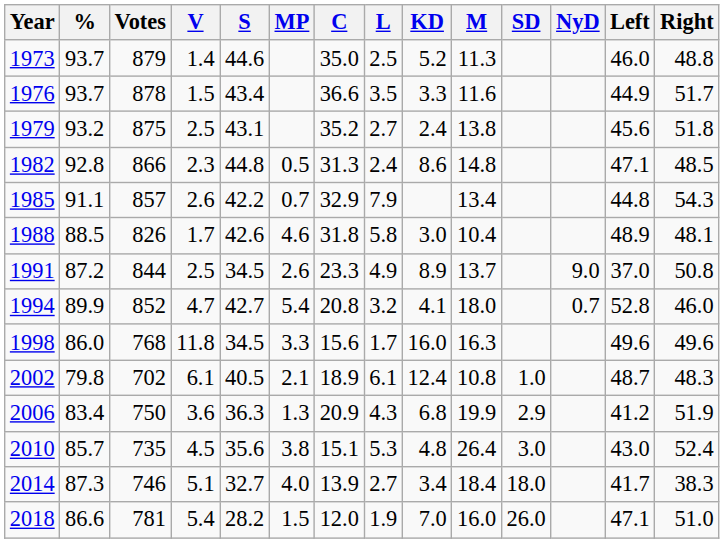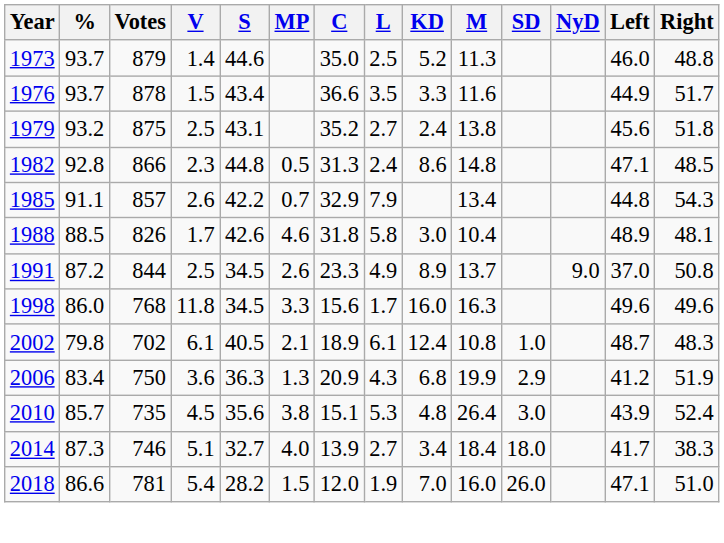- row: (32, 306)
(630, 448) 43.0 -> (630, 413) 43.9
